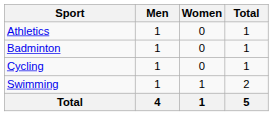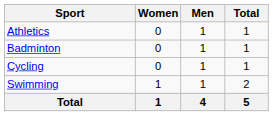columns swapped: (157, 13) <-> (202, 13)
